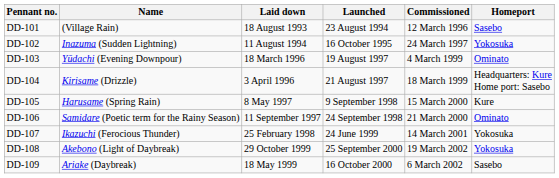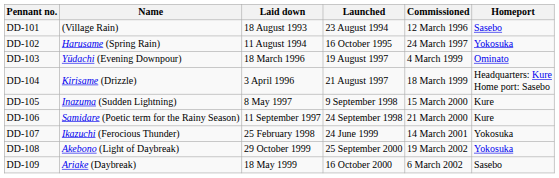(119, 43) Inazuma (Sudden Lightning) -> (111, 43) Harusame (Spring Rain)
(111, 102) Harusame (Spring Rain) -> (119, 102) Inazuma (Sudden Lightning)
(491, 117) Ominato -> (484, 117) Kure
